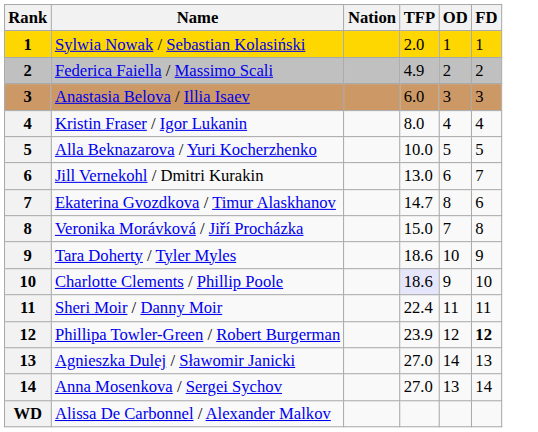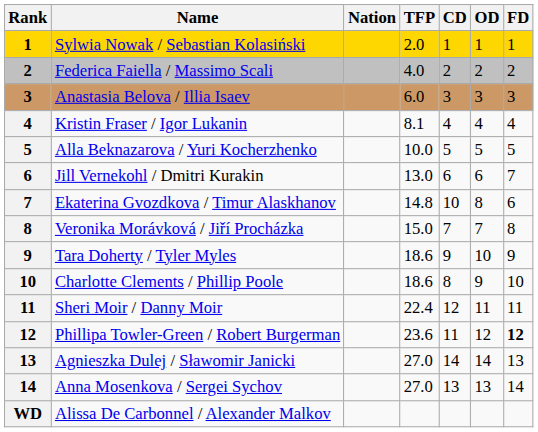+ column: (455, 17)
(414, 70) 4.9 -> (414, 70) 4.0
(414, 123) 8.0 -> (414, 123) 8.1
(418, 202) 14.7 -> (418, 202) 14.8
(418, 281) lavender background -> (418, 281) no background
(418, 334) 23.9 -> (418, 334) 23.6
